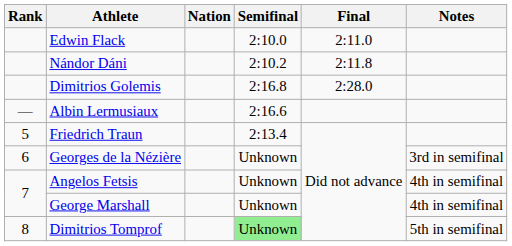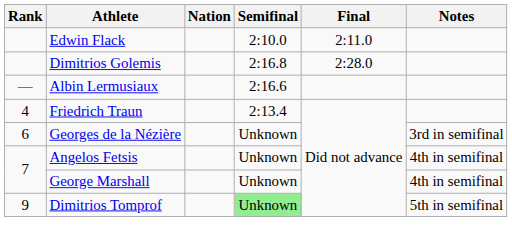- row: (88, 63)
(25, 134) 5 -> (25, 110) 4
(25, 228) 8 -> (25, 205) 9
